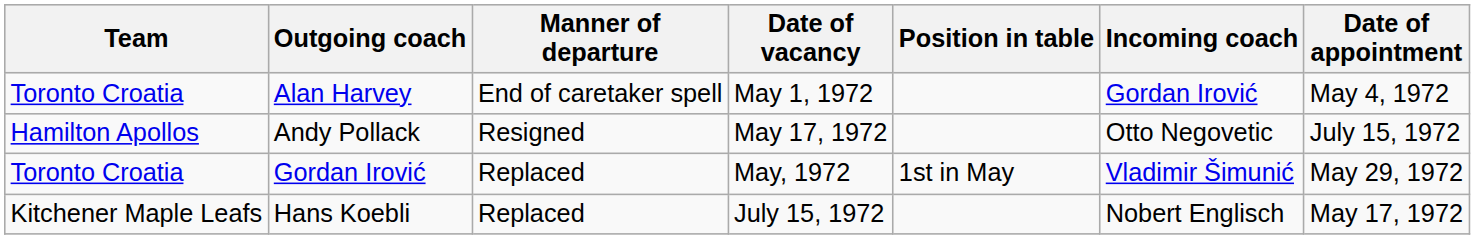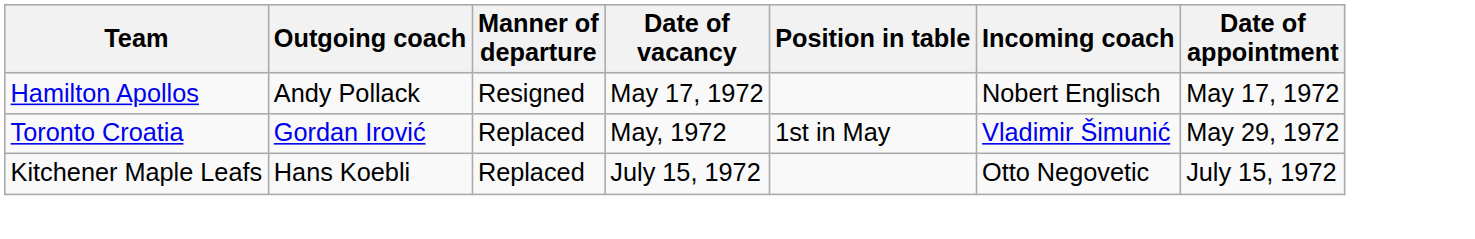- row: (343, 93)
(1189, 133) Otto Negovetic -> (1071, 93) Nobert Englisch
(1385, 133) July 15, 1972 -> (1263, 93) May 17, 1972
(1195, 213) Nobert Englisch -> (1066, 173) Otto Negovetic
(1386, 213) May 17, 1972 -> (1261, 173) July 15, 1972
